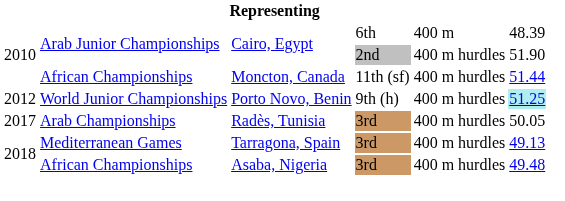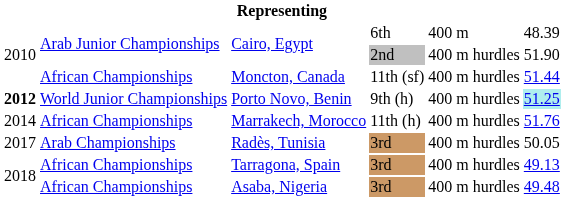(20, 98) normal -> (20, 98) bold
+ row: (299, 120)
(111, 142) Mediterranean Games -> (116, 164) African Championships
